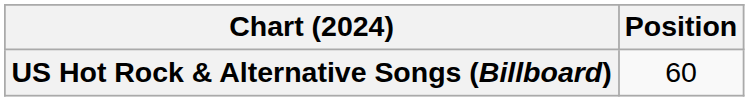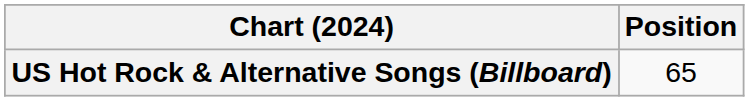(681, 72) 60 -> (681, 72) 65
